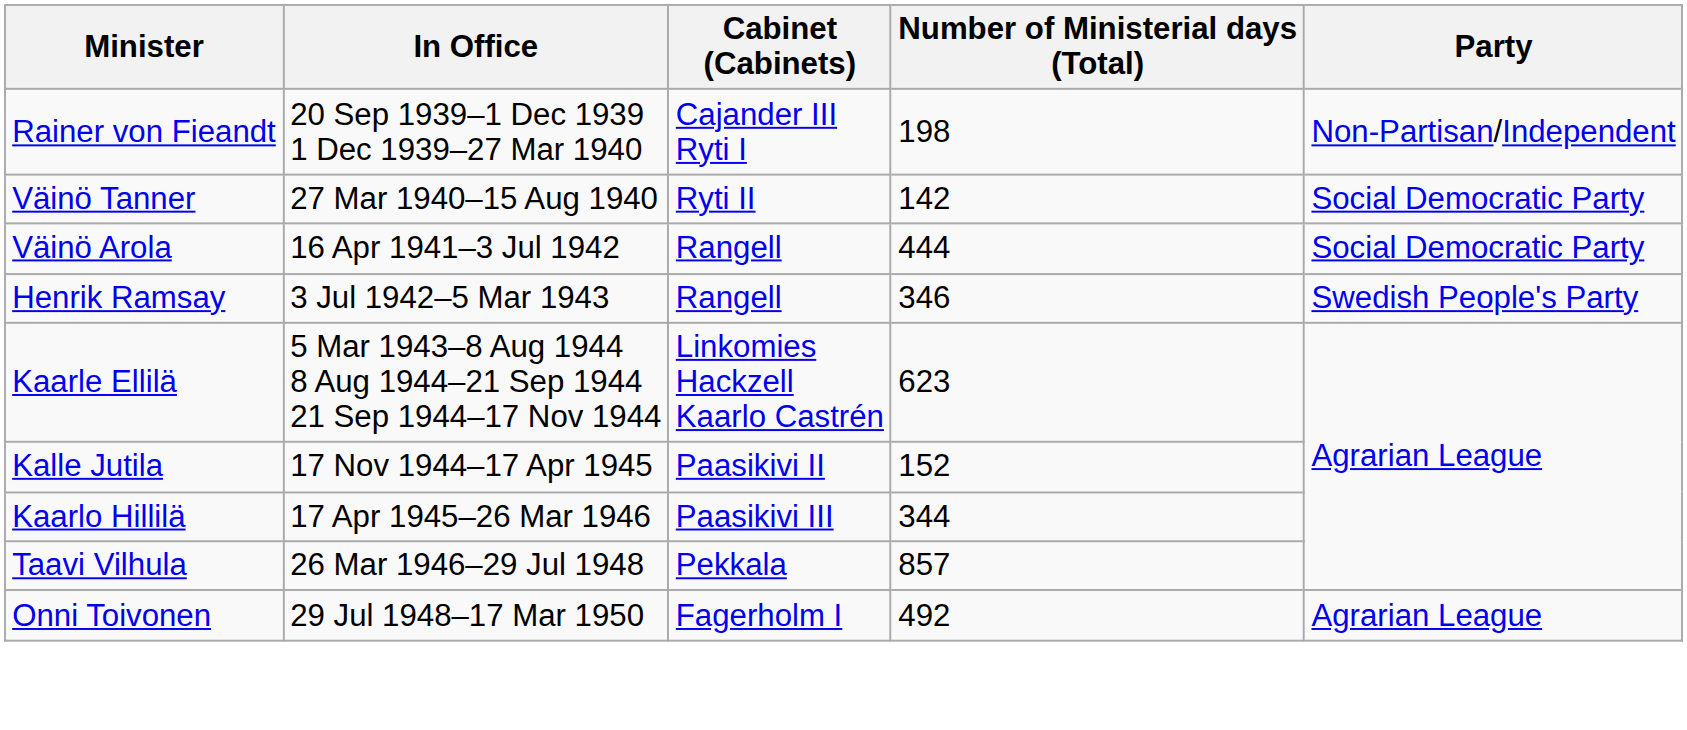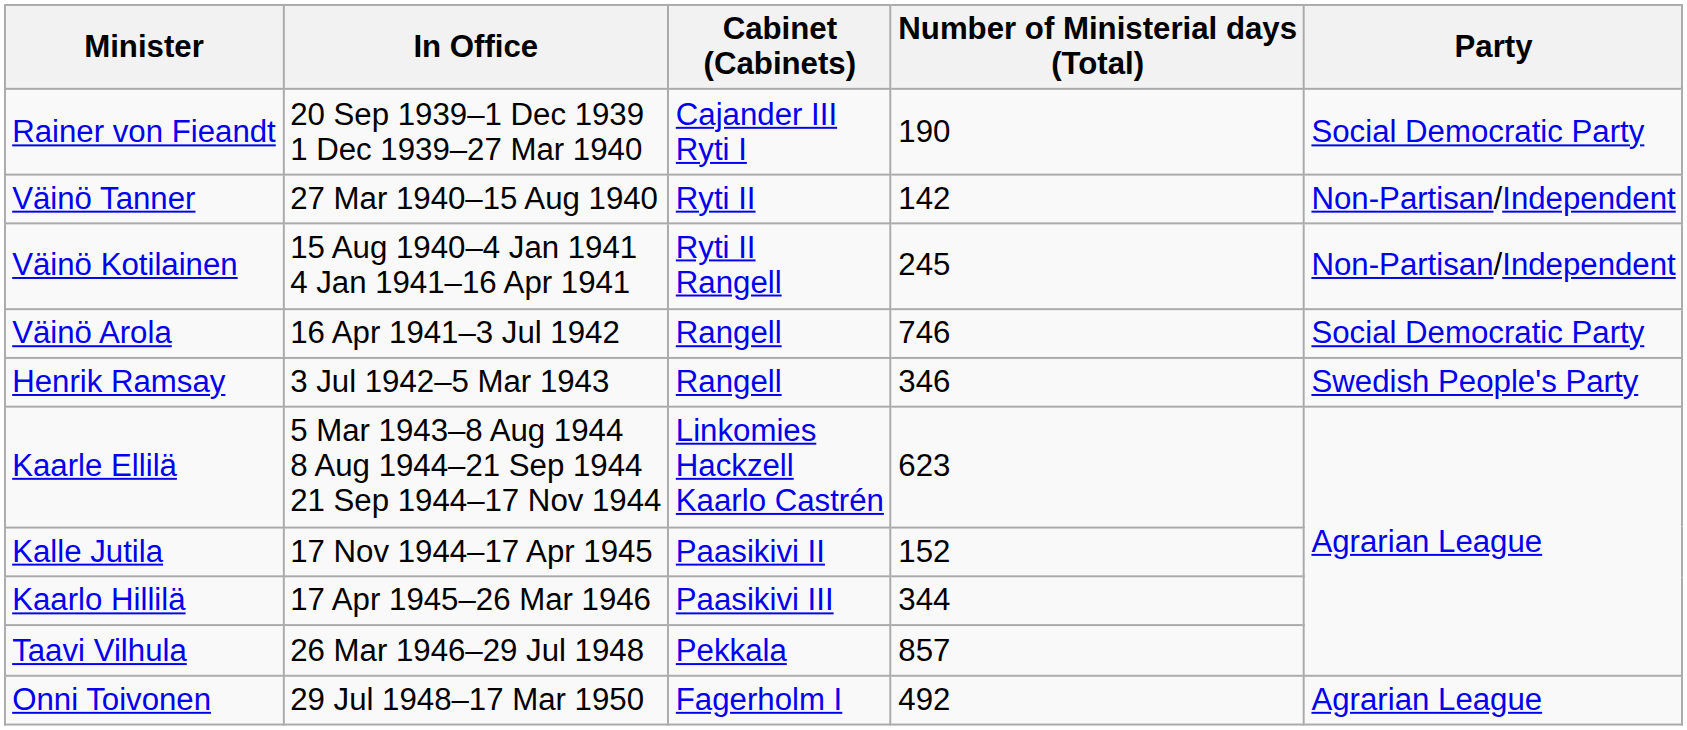(924, 131) 198 -> (924, 131) 190
(1494, 131) Non-Partisan/Independent -> (1478, 131) Social Democratic Party
(1478, 198) Social Democratic Party -> (1494, 198) Non-Partisan/Independent
+ row: (125, 265)
(924, 247) 444 -> (924, 332) 746
